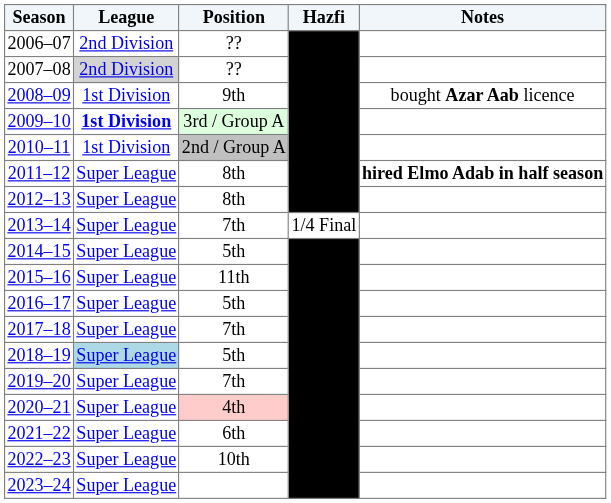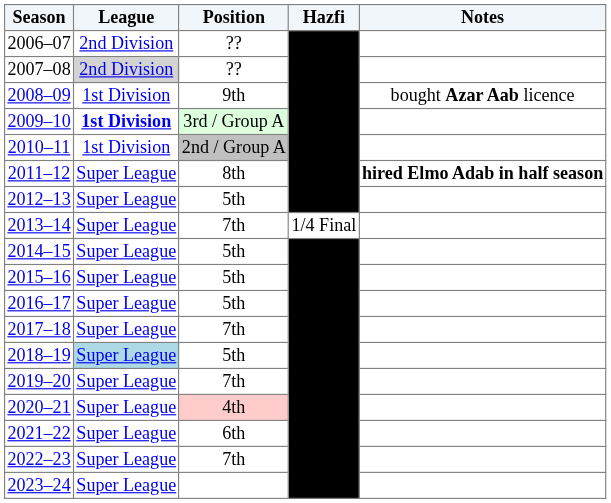(234, 199) 8th -> (234, 199) 5th
(234, 277) 11th -> (234, 277) 5th
(234, 459) 10th -> (234, 459) 7th
